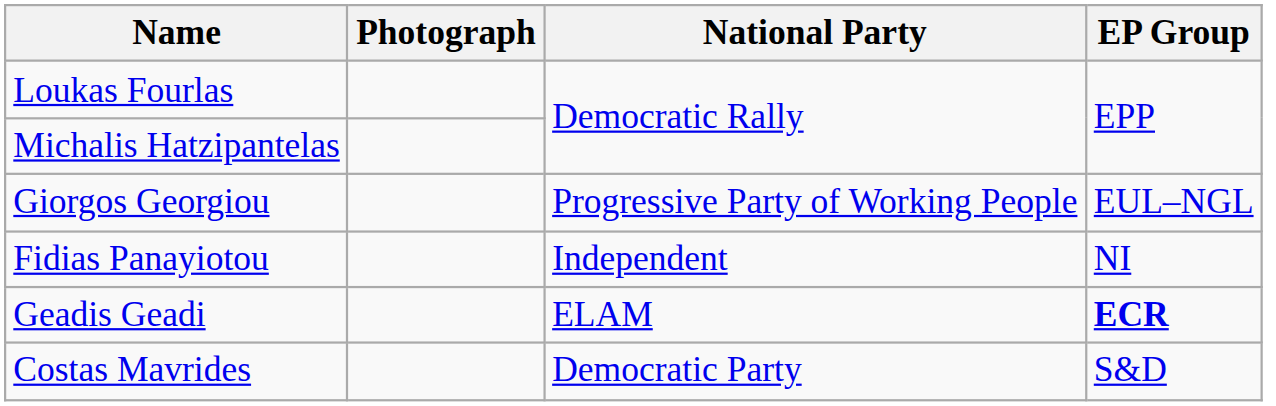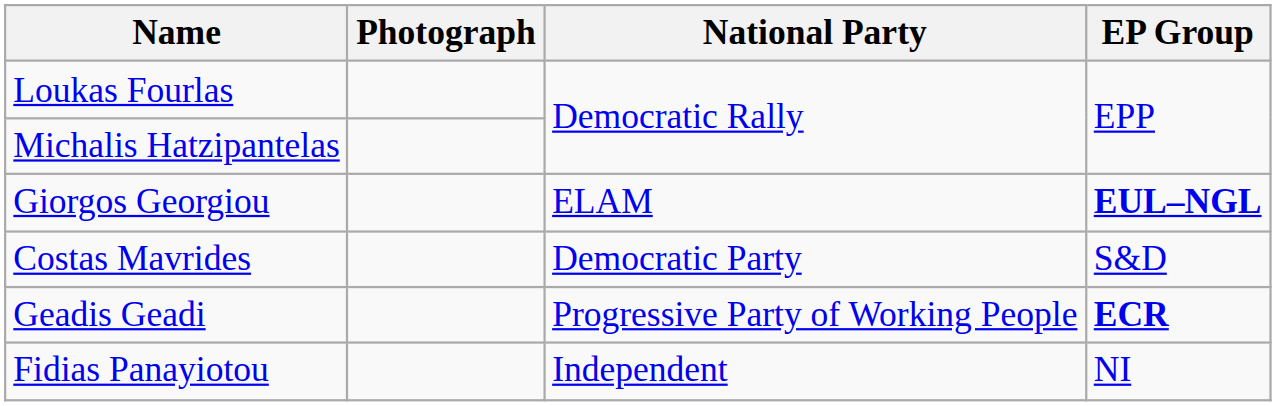(815, 201) Progressive Party of Working People -> (602, 201) ELAM
(1174, 201) normal -> (1178, 201) bold
rows swapped: (141, 257) <-> (132, 370)
(602, 314) ELAM -> (815, 314) Progressive Party of Working People
